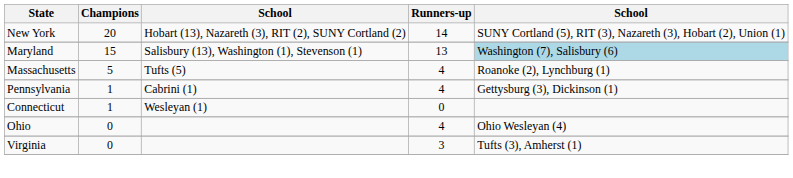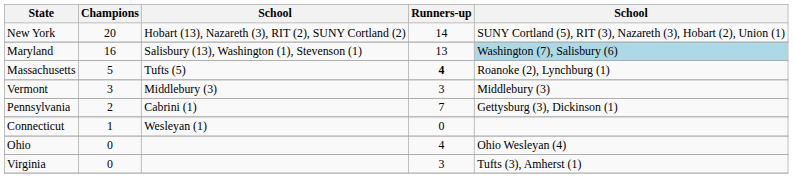(110, 51) 15 -> (110, 51) 16
(441, 70) normal -> (441, 70) bold
+ row: (27, 88)
(110, 88) 1 -> (110, 107) 2
(441, 88) 4 -> (441, 107) 7
